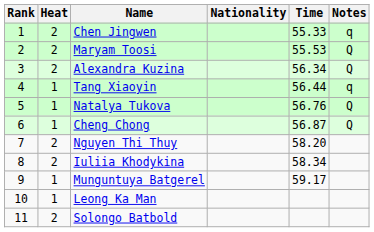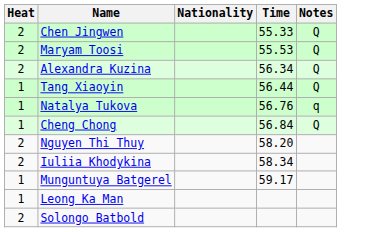- column: (21, 14)
(349, 33) q -> (316, 33) Q
(349, 88) q -> (316, 88) Q
(349, 107) Q -> (316, 107) q
(309, 125) 56.87 -> (276, 125) 56.84
